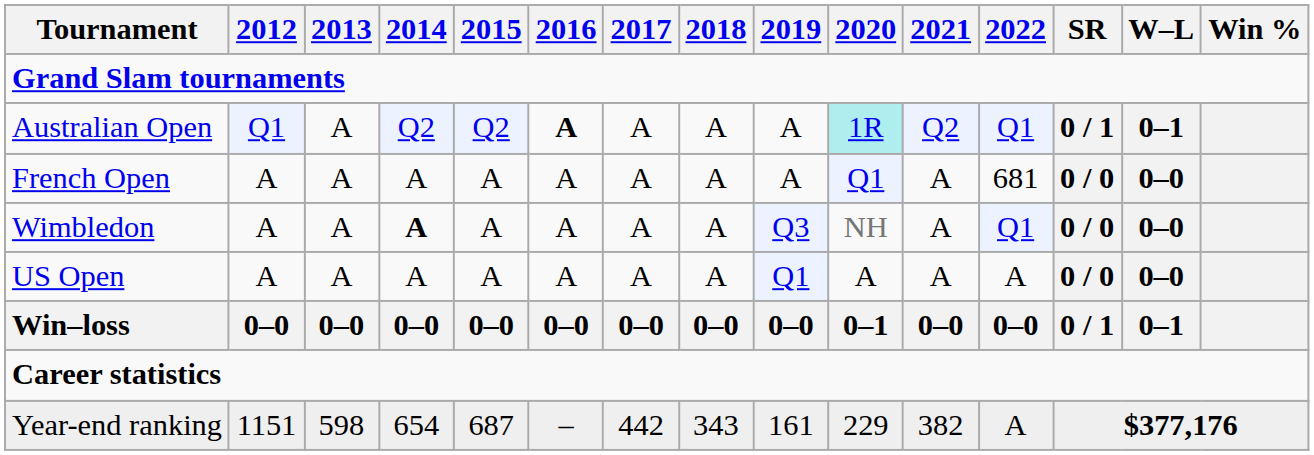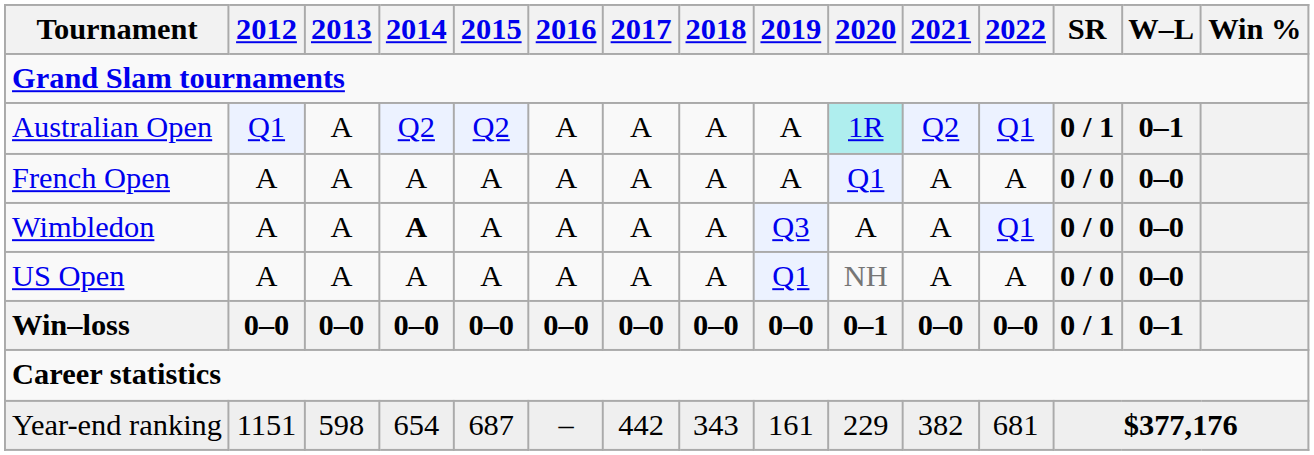(566, 127) bold -> (566, 127) normal
(1016, 176) 681 -> (1016, 176) A
(866, 226) NH -> (866, 226) A
(866, 275) A -> (866, 275) NH
(1016, 423) A -> (1016, 423) 681
